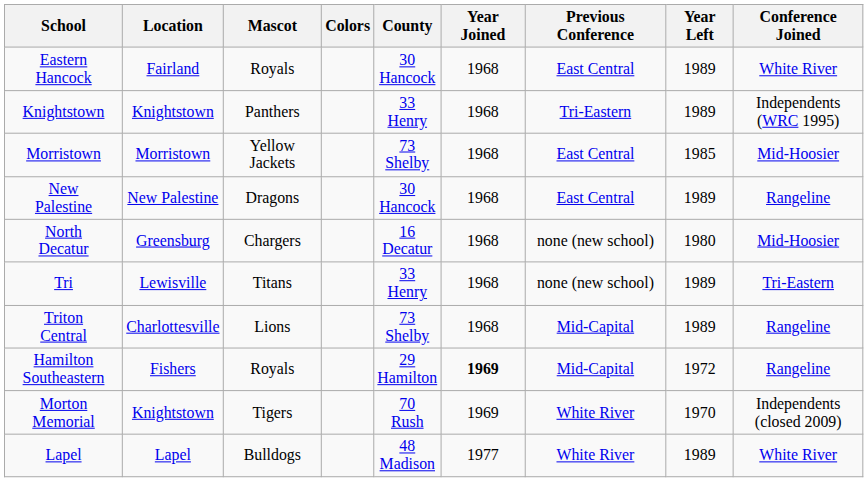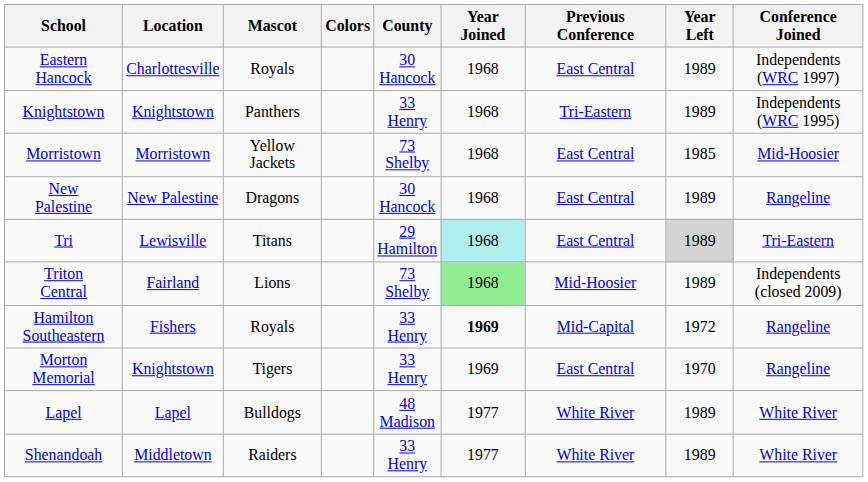(173, 68) Fairland -> (173, 68) Charlottesville
(798, 68) White River -> (798, 68) Independents (WRC 1997)
- row: (64, 240)
(407, 283) 33 Henry -> (407, 240) 29 Hamilton
(483, 283) no background -> (483, 240) paleturquoise background
(595, 283) none (new school) -> (595, 240) East Central
(700, 283) no background -> (700, 240) lightgrey background
(173, 326) Charlottesville -> (173, 283) Fairland
(483, 326) no background -> (483, 283) lightgreen background
(595, 326) Mid-Capital -> (595, 283) Mid-Hoosier
(798, 326) Rangeline -> (798, 283) Independents (closed 2009)
(407, 369) 29 Hamilton -> (407, 326) 33 Henry
(407, 412) 70 Rush -> (407, 369) 33 Henry
(595, 412) White River -> (595, 369) East Central
(798, 412) Independents (closed 2009) -> (798, 369) Rangeline
+ row: (64, 455)
